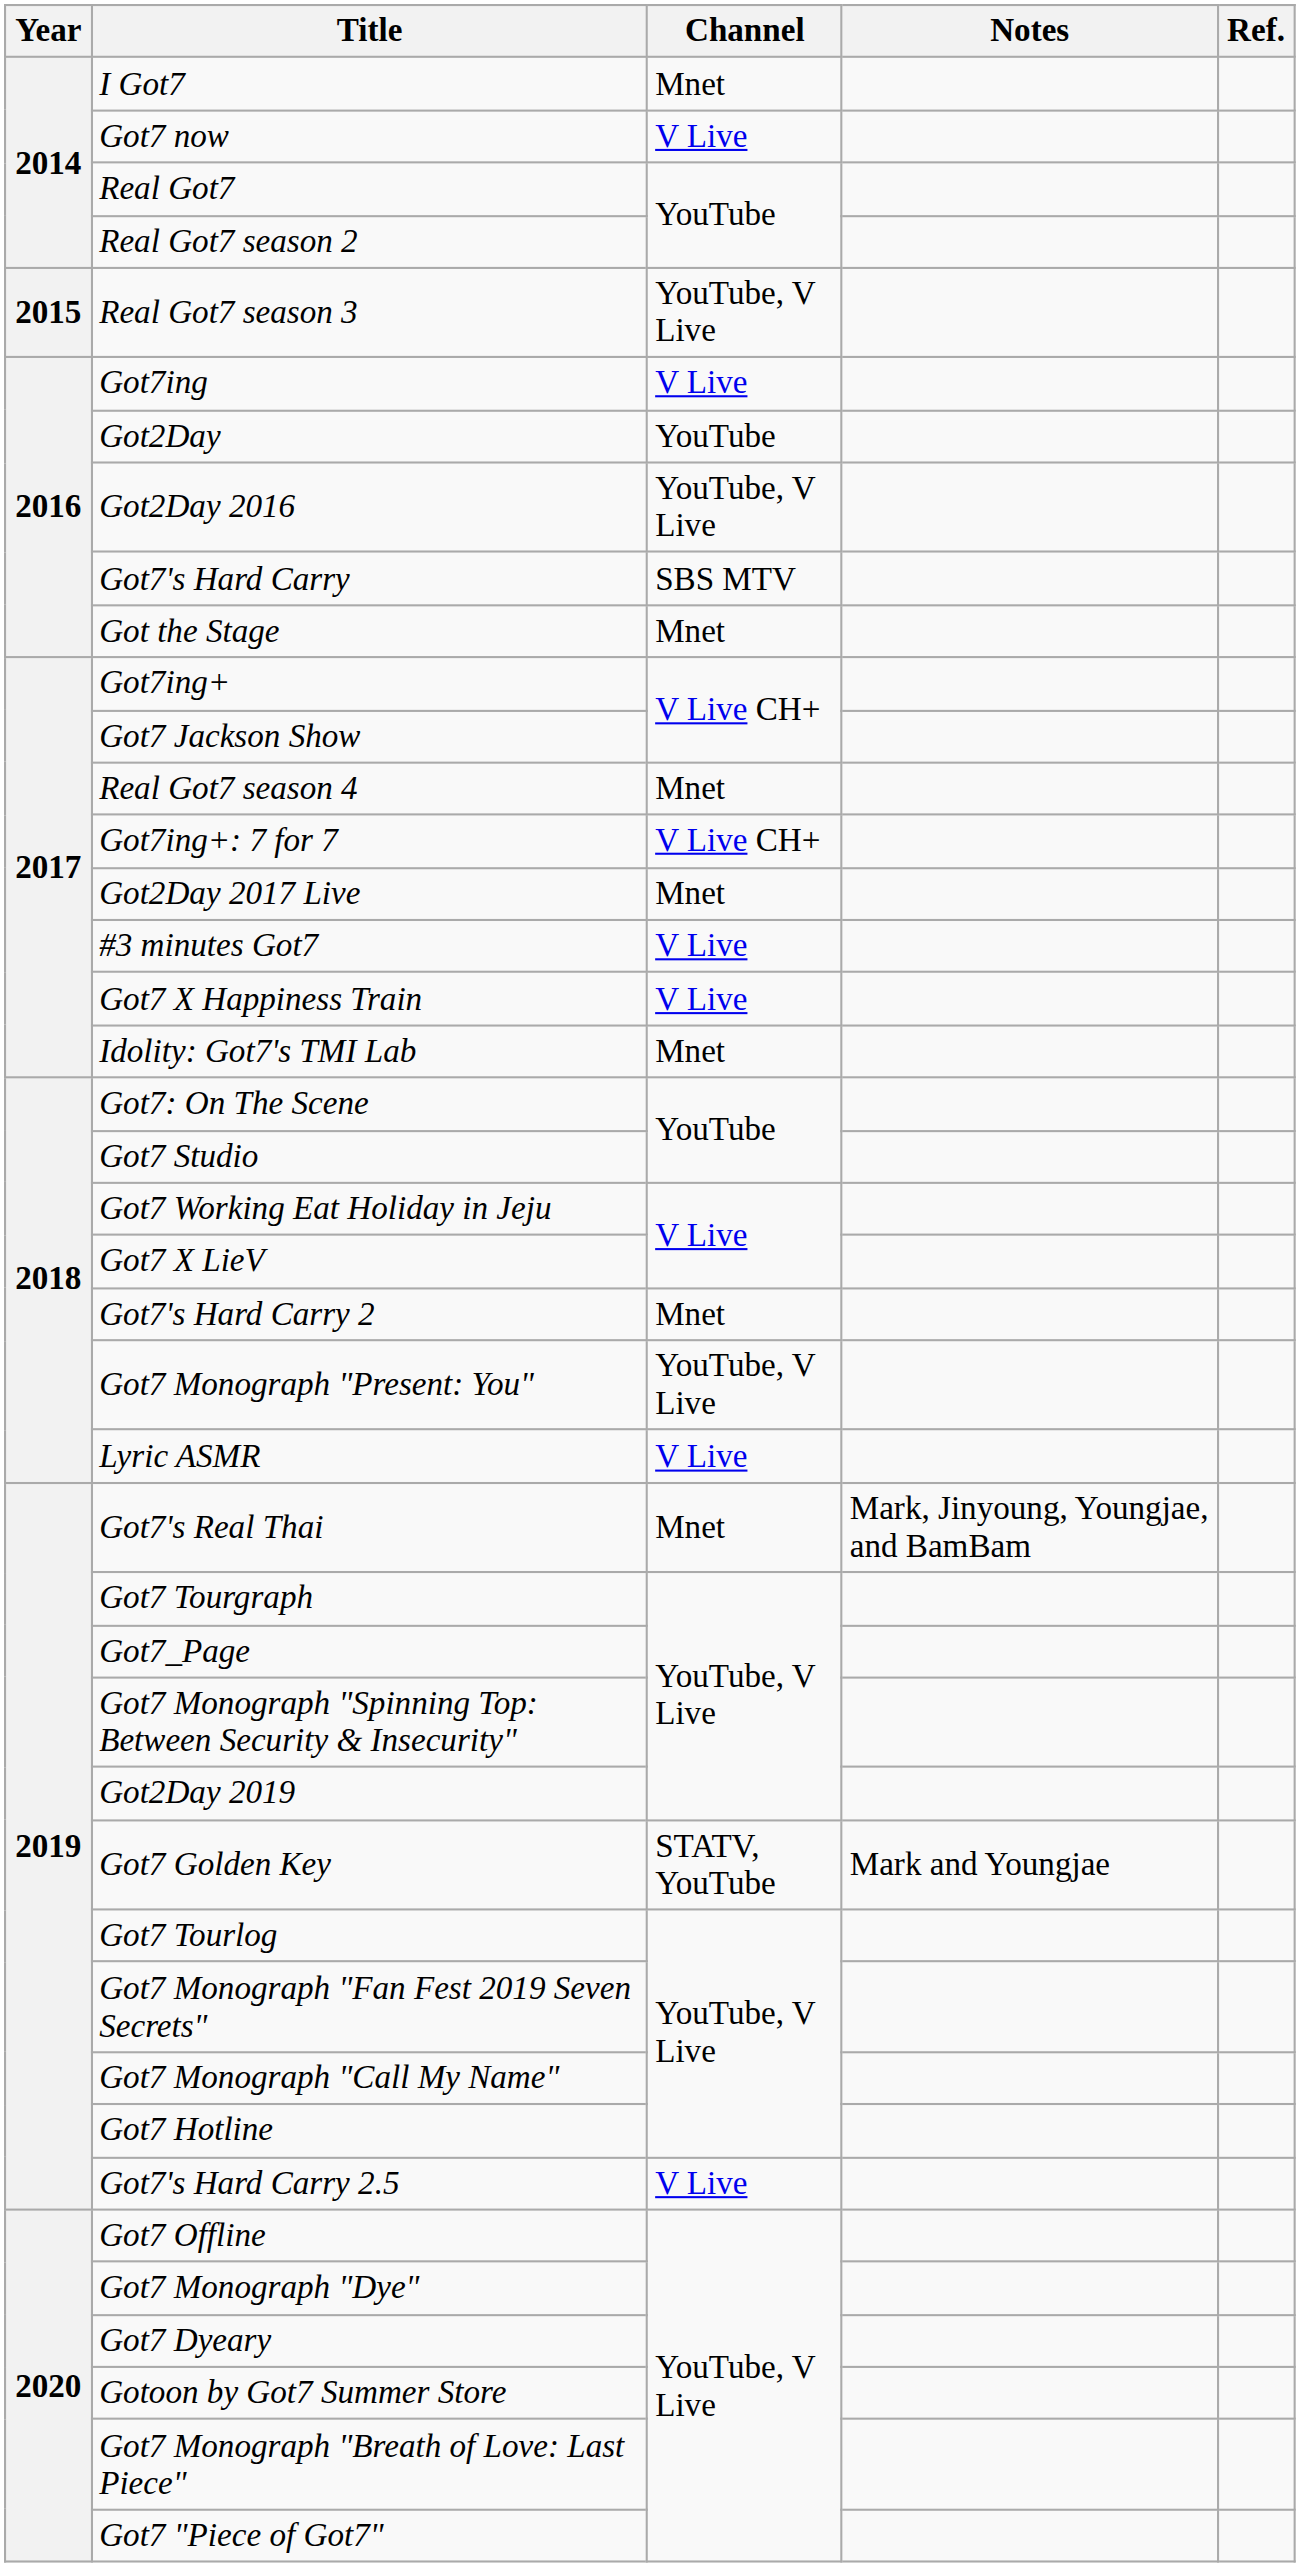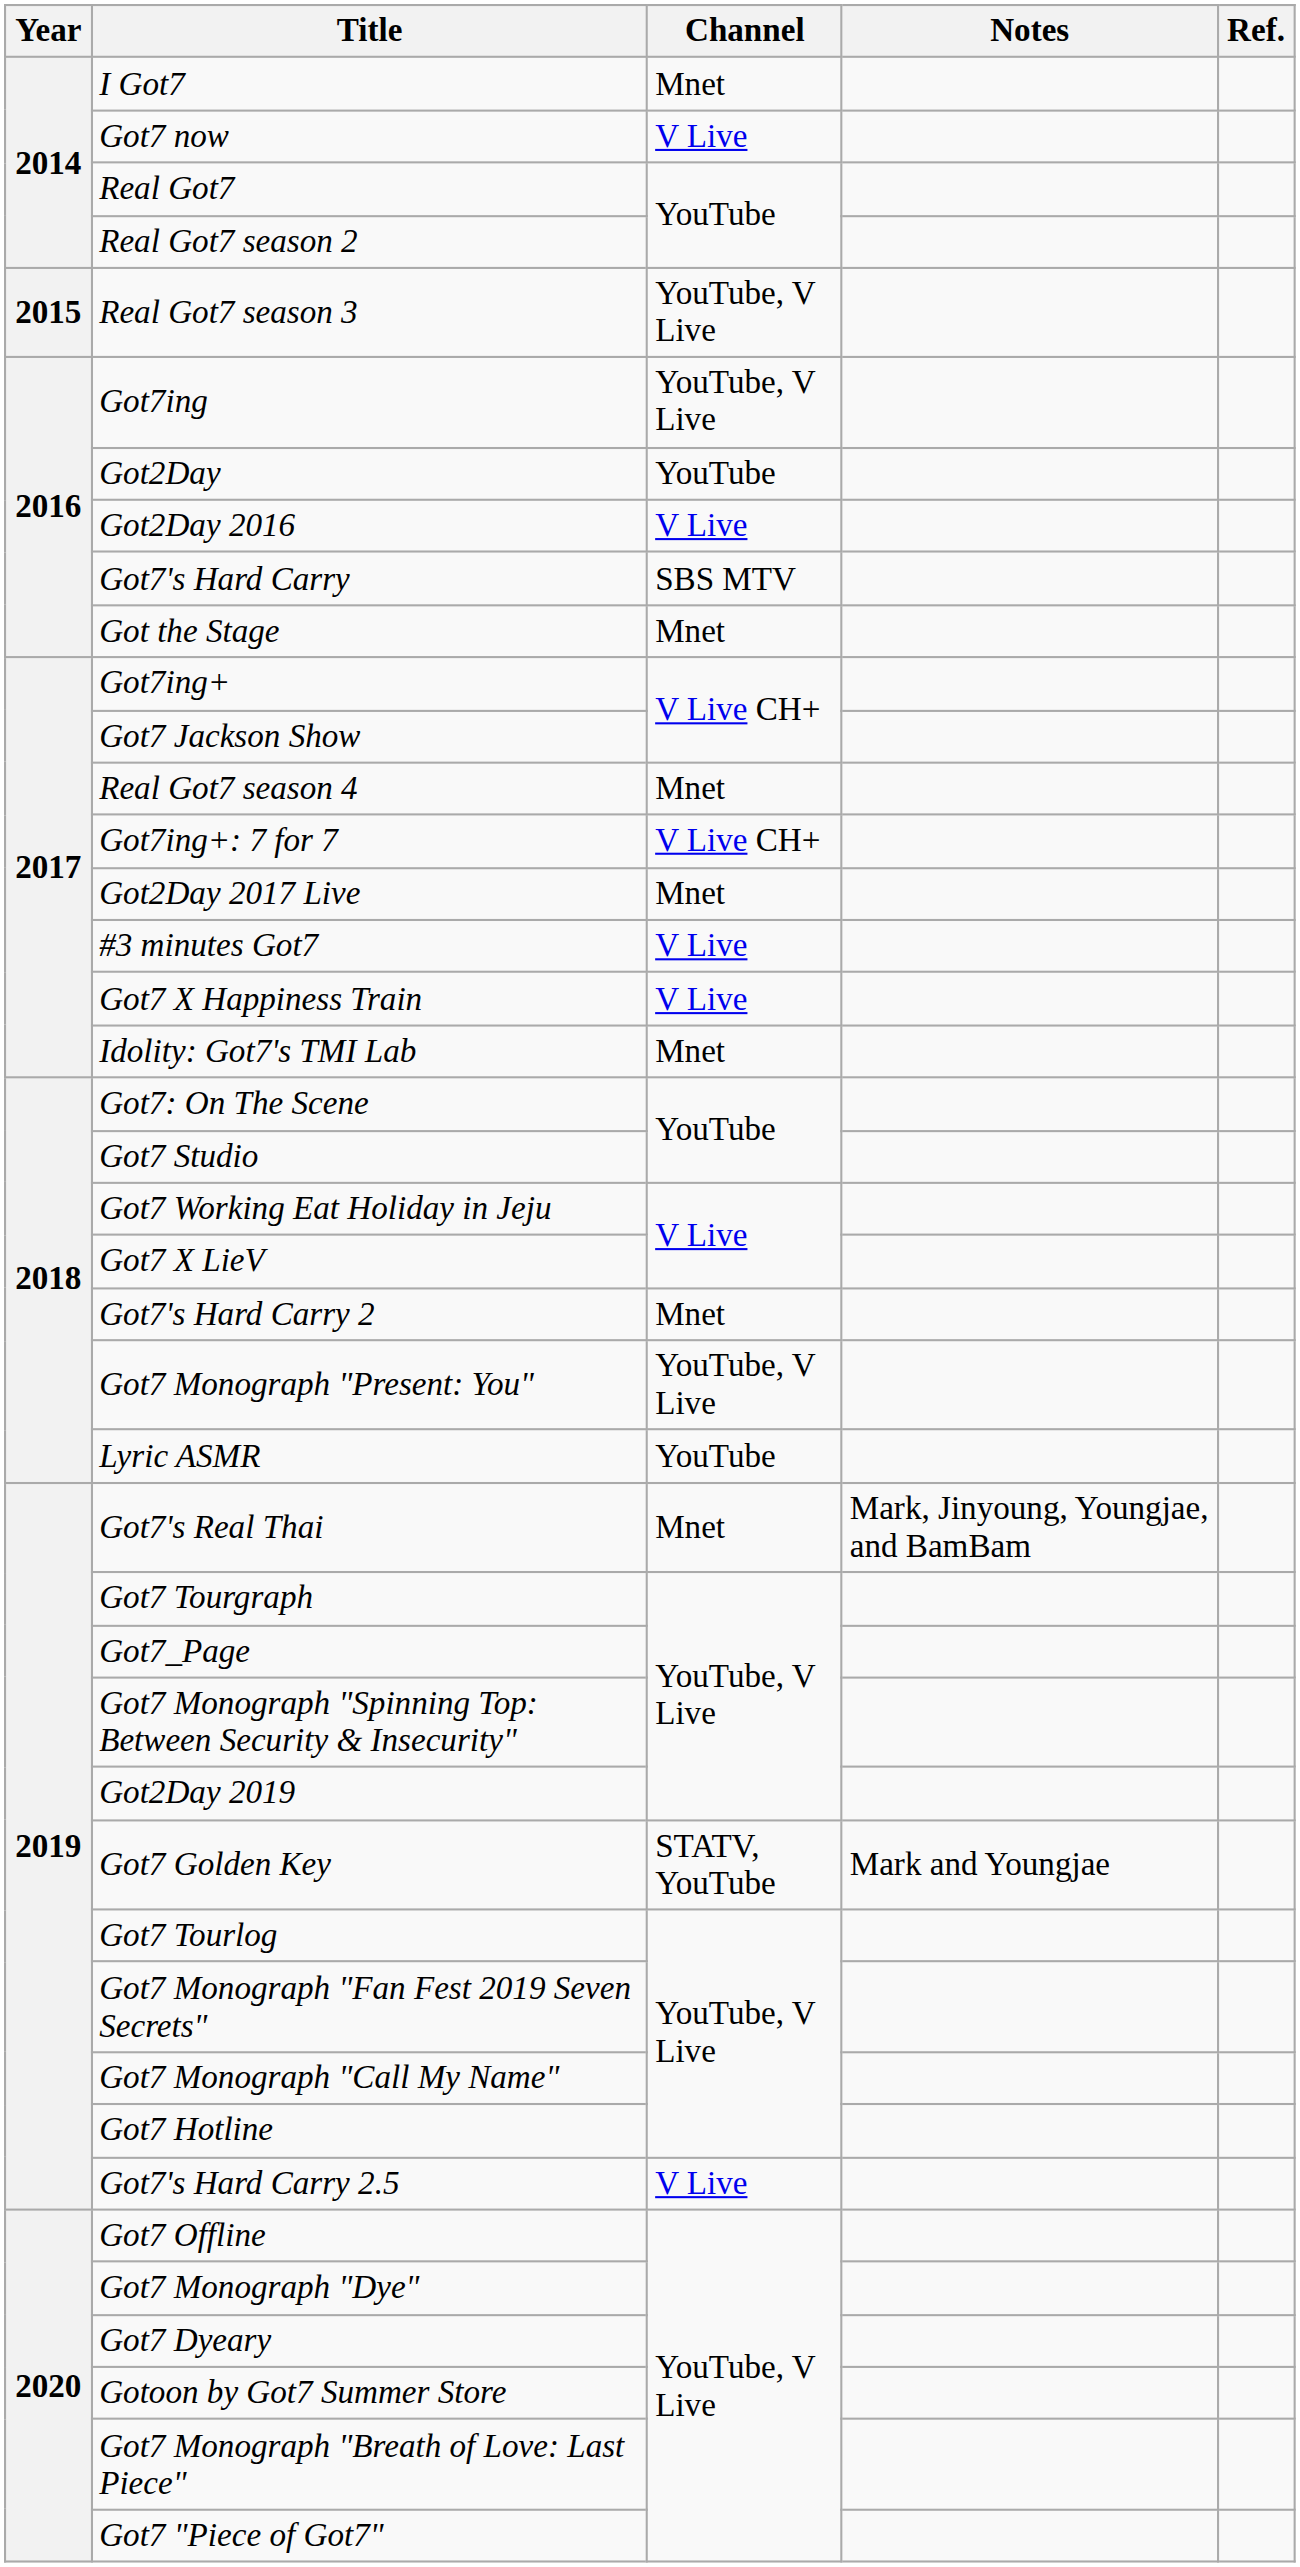(701, 383) V Live -> (735, 401) YouTube, V Live
(735, 506) YouTube, V Live -> (701, 525) V Live
(701, 1455) V Live -> (715, 1455) YouTube
